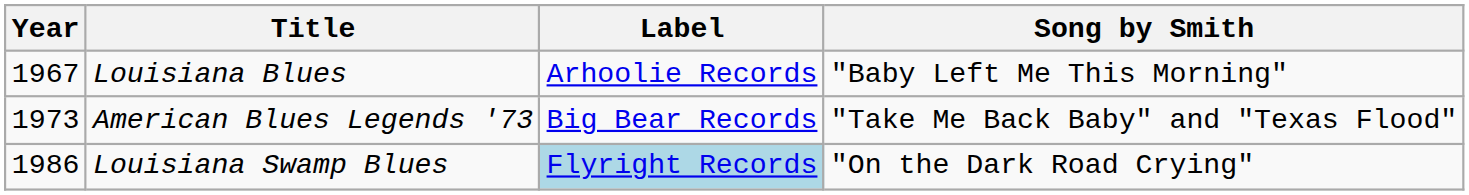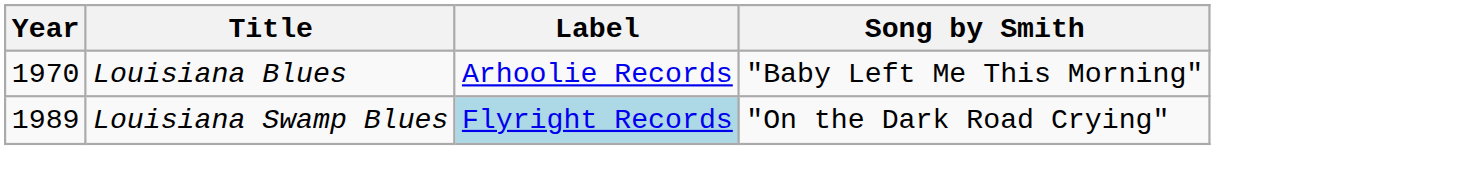(46, 74) 1967 -> (46, 74) 1970
- row: (313, 120)
(46, 166) 1986 -> (46, 120) 1989
